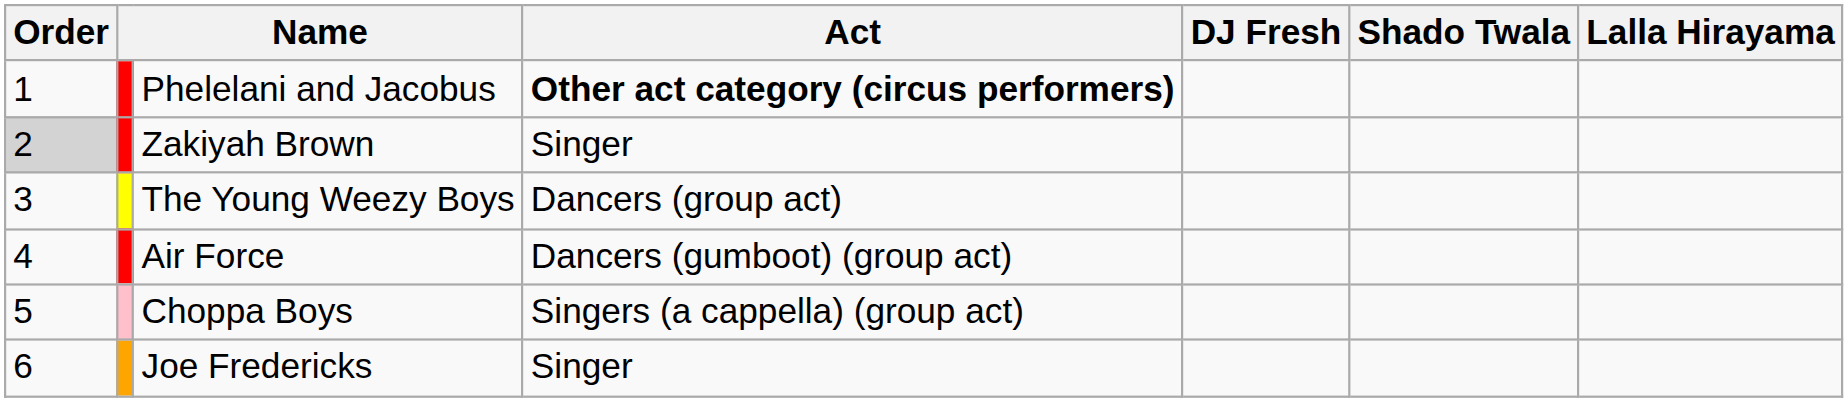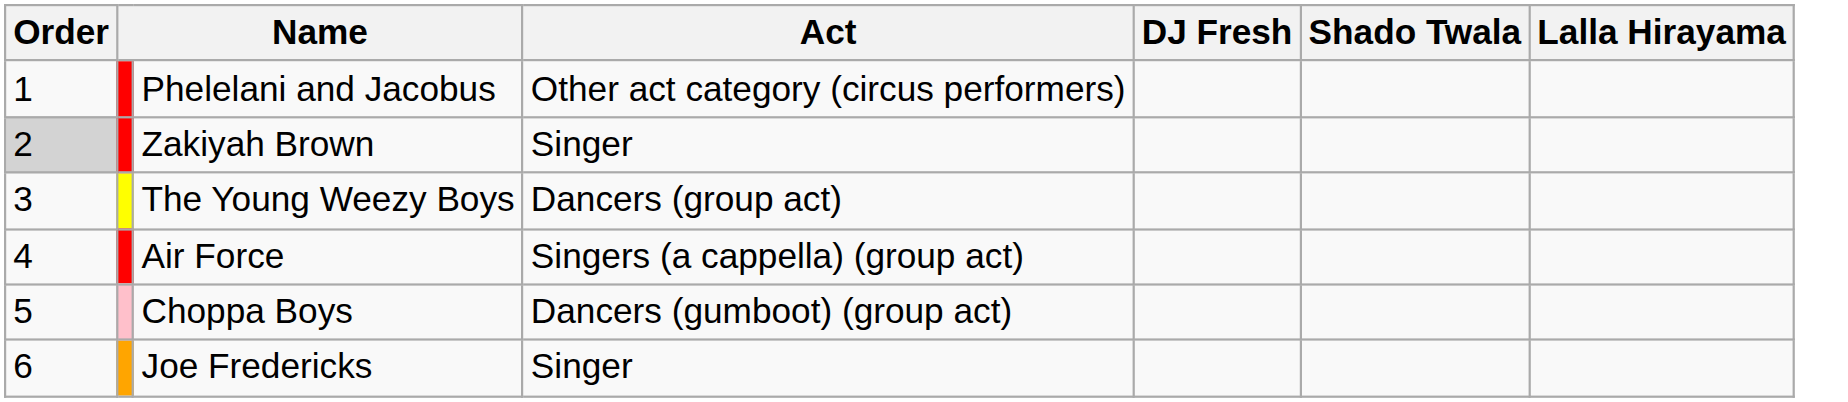(853, 88) bold -> (828, 88) normal
(772, 255) Dancers (gumboot) (group act) -> (777, 255) Singers (a cappella) (group act)
(777, 311) Singers (a cappella) (group act) -> (772, 311) Dancers (gumboot) (group act)
